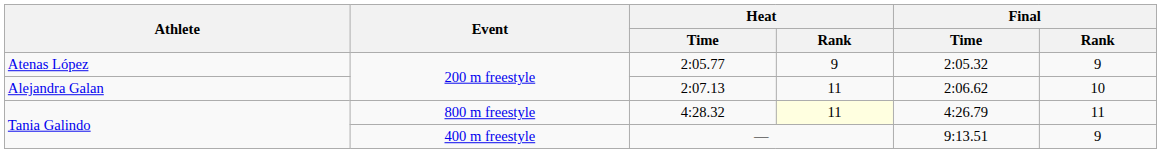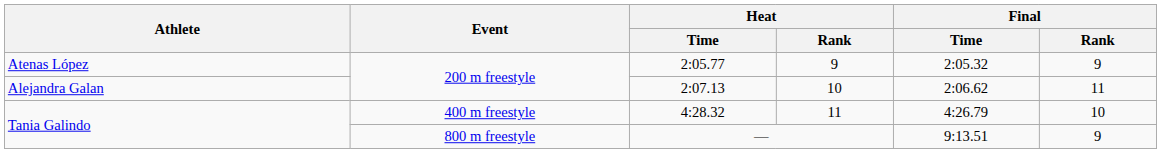(834, 88) 11 -> (834, 88) 10
(1098, 88) 10 -> (1098, 88) 11
(490, 112) 800 m freestyle -> (490, 112) 400 m freestyle
(834, 112) lightyellow background -> (834, 112) no background
(1098, 112) 11 -> (1098, 112) 10
(490, 137) 400 m freestyle -> (490, 137) 800 m freestyle
